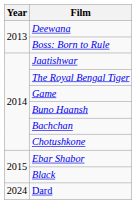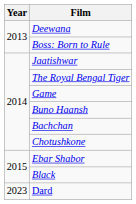(17, 191) 2024 -> (17, 191) 2023
